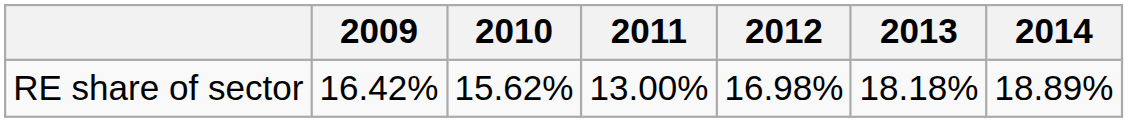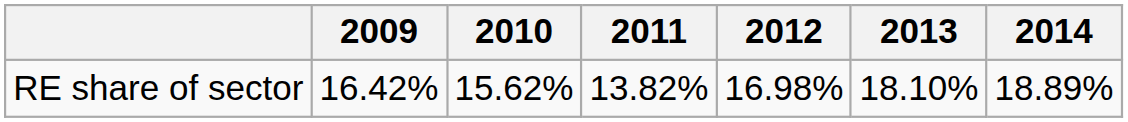(649, 87) 13.00% -> (649, 87) 13.82%
(919, 87) 18.18% -> (919, 87) 18.10%
